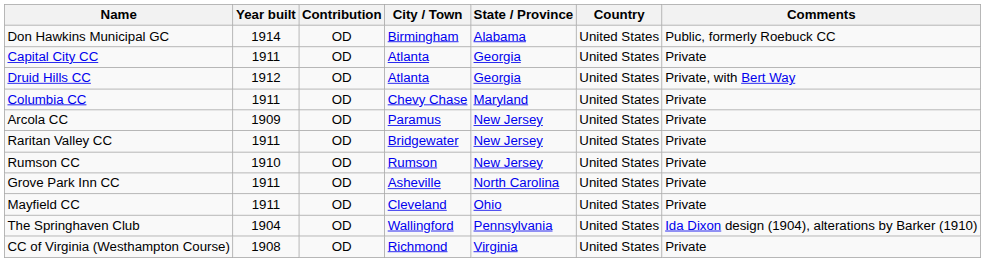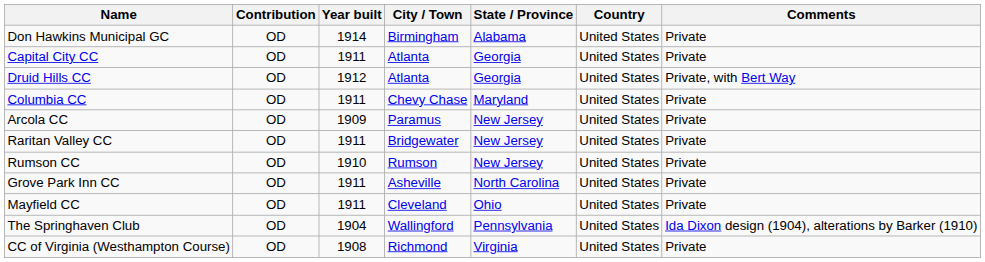columns swapped: (342, 15) <-> (266, 15)
(750, 36) Public, formerly Roebuck CC -> (686, 36) Private
